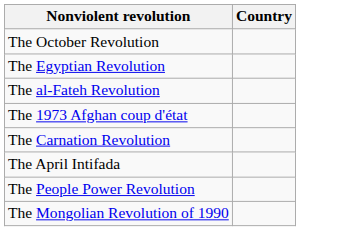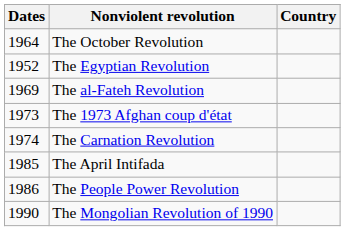+ column: (27, 16)
